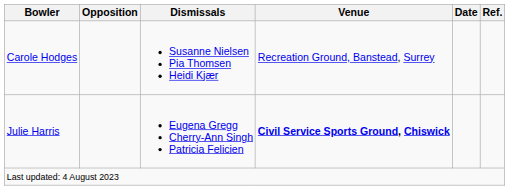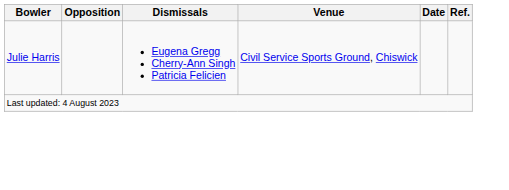- row: (42, 58)
(354, 131) bold -> (329, 58) normal
